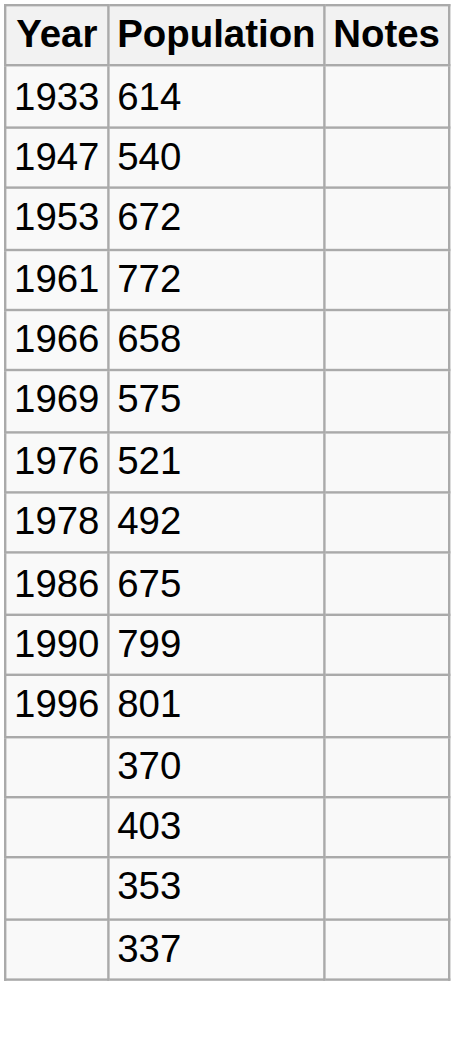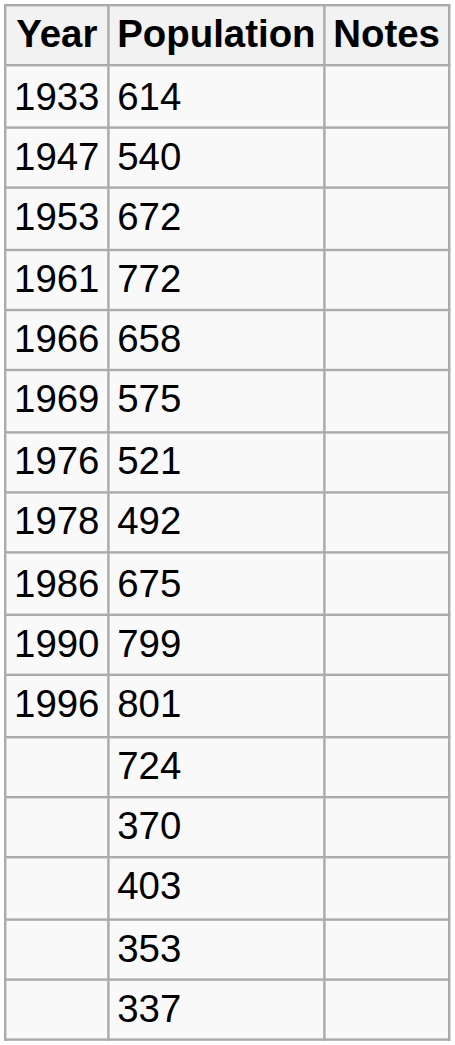+ row: (149, 765)
